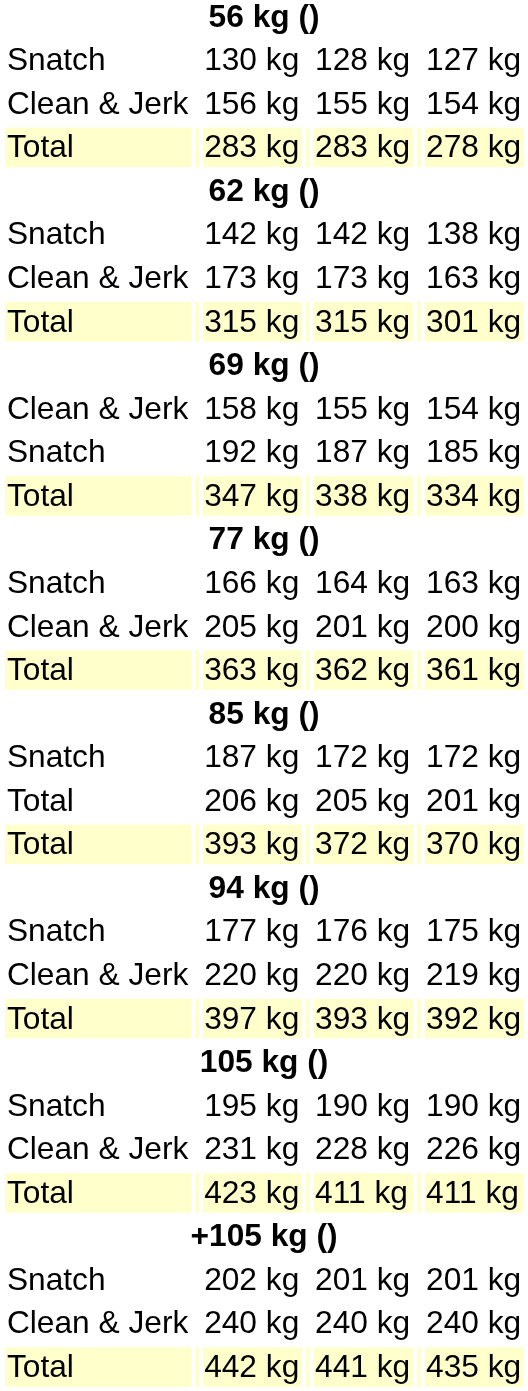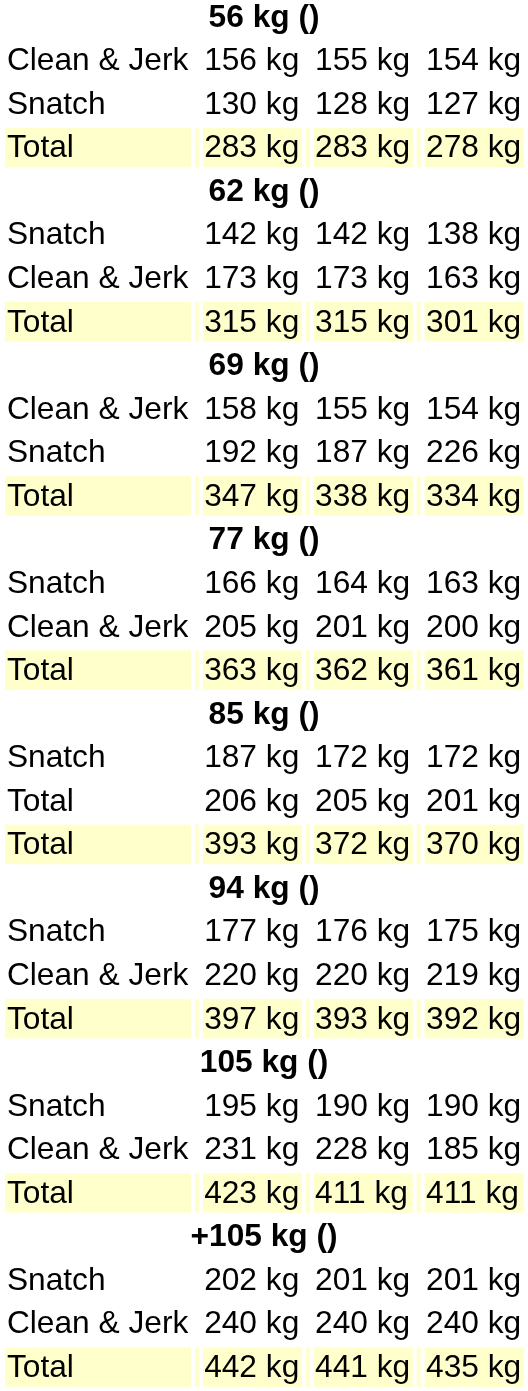rows swapped: (252, 59) <-> (252, 103)
(474, 451) 185 kg -> (474, 451) 226 kg
(474, 1148) 226 kg -> (474, 1148) 185 kg
